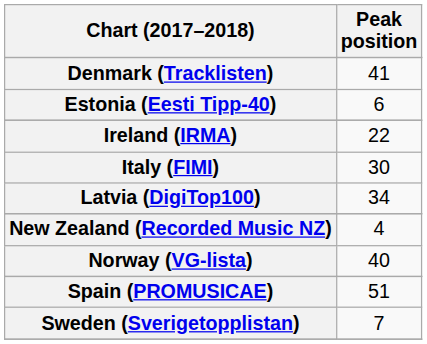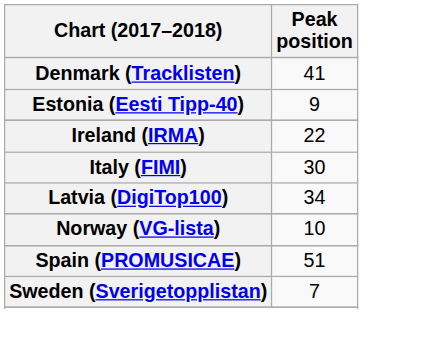(379, 104) 6 -> (315, 104) 9
- row: (170, 229)
(379, 260) 40 -> (315, 229) 10
